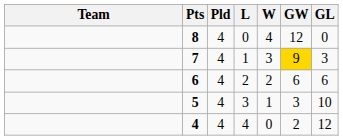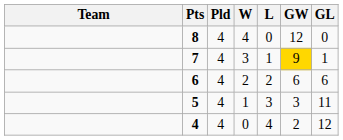columns swapped: (269, 15) <-> (245, 15)
(325, 59) 3 -> (325, 59) 1
(325, 102) 10 -> (325, 102) 11
